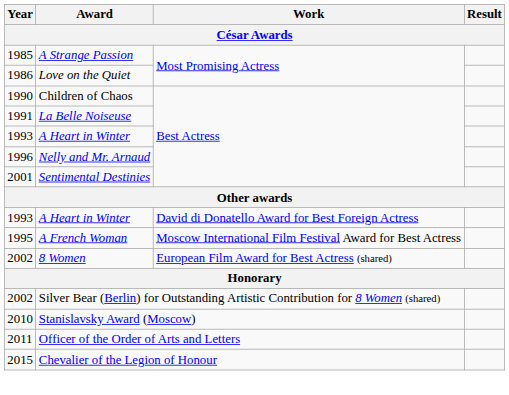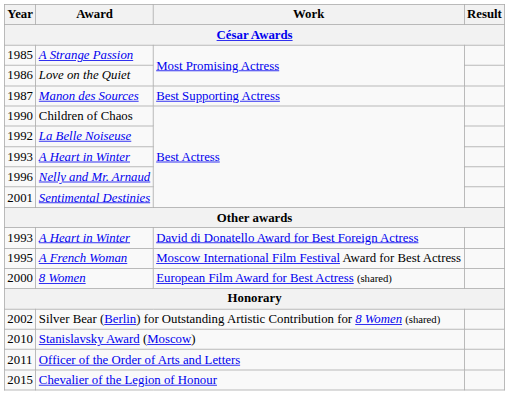+ row: (89, 95)
(20, 116) 1991 -> (20, 136) 1992
(20, 258) 2002 -> (20, 278) 2000
